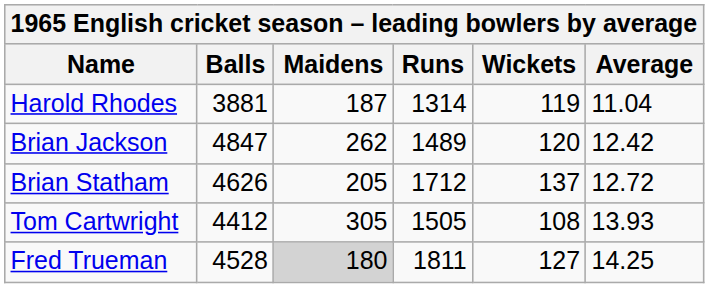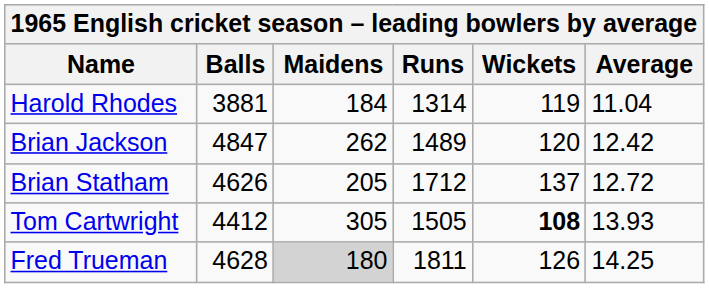(367, 103) 187 -> (367, 103) 184
(559, 222) normal -> (559, 222) bold
(240, 261) 4528 -> (240, 261) 4628
(559, 261) 127 -> (559, 261) 126
